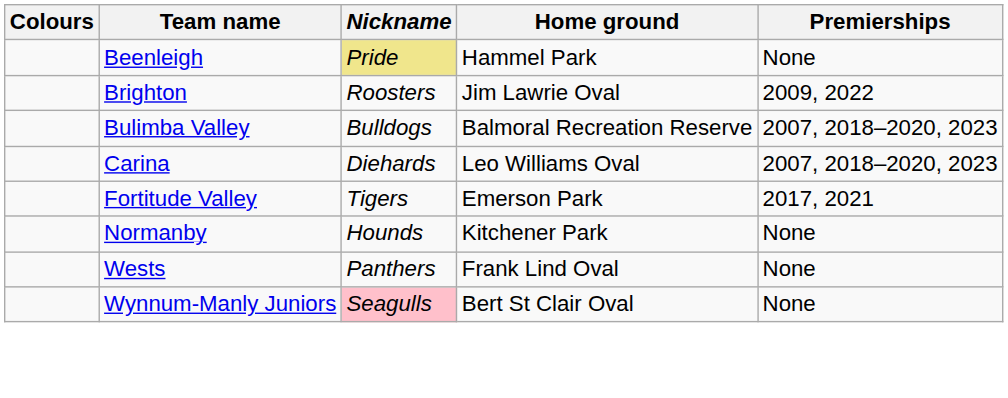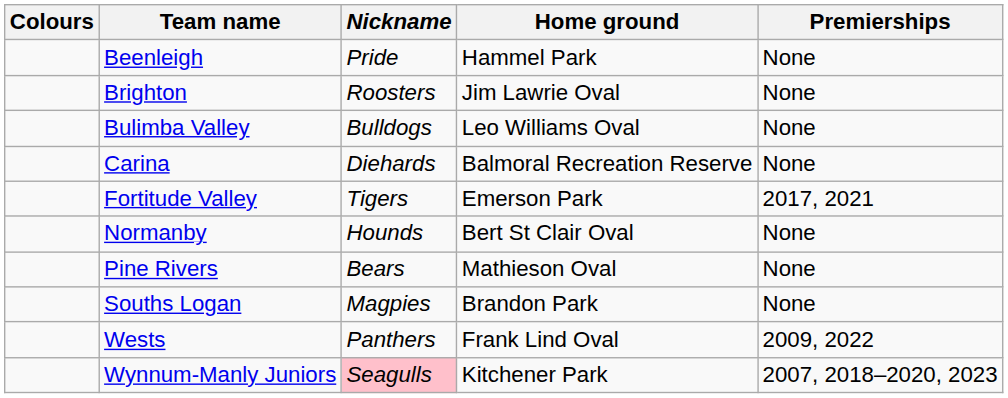(372, 57) khaki background -> (372, 57) no background
(818, 92) 2009, 2022 -> (789, 92) None
(607, 127) Balmoral Recreation Reserve -> (551, 127) Leo Williams Oval
(880, 127) 2007, 2018–2020, 2023 -> (789, 127) None
(551, 163) Leo Williams Oval -> (607, 163) Balmoral Recreation Reserve
(880, 163) 2007, 2018–2020, 2023 -> (789, 163) None
(535, 233) Kitchener Park -> (548, 233) Bert St Clair Oval
+ row: (161, 269)
+ row: (173, 304)
(789, 269) None -> (818, 339) 2009, 2022
(548, 304) Bert St Clair Oval -> (535, 374) Kitchener Park
(789, 304) None -> (880, 374) 2007, 2018–2020, 2023
